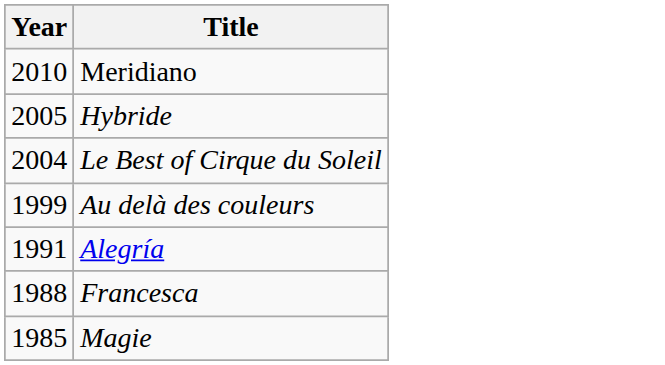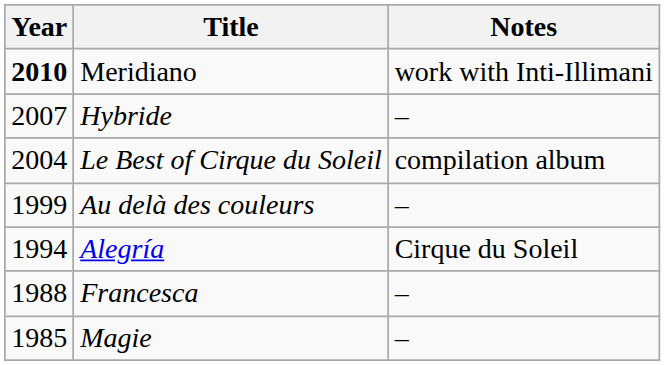+ column: (524, 26)
(39, 71) normal -> (39, 71) bold
(39, 115) 2005 -> (39, 115) 2007
(39, 248) 1991 -> (39, 248) 1994
